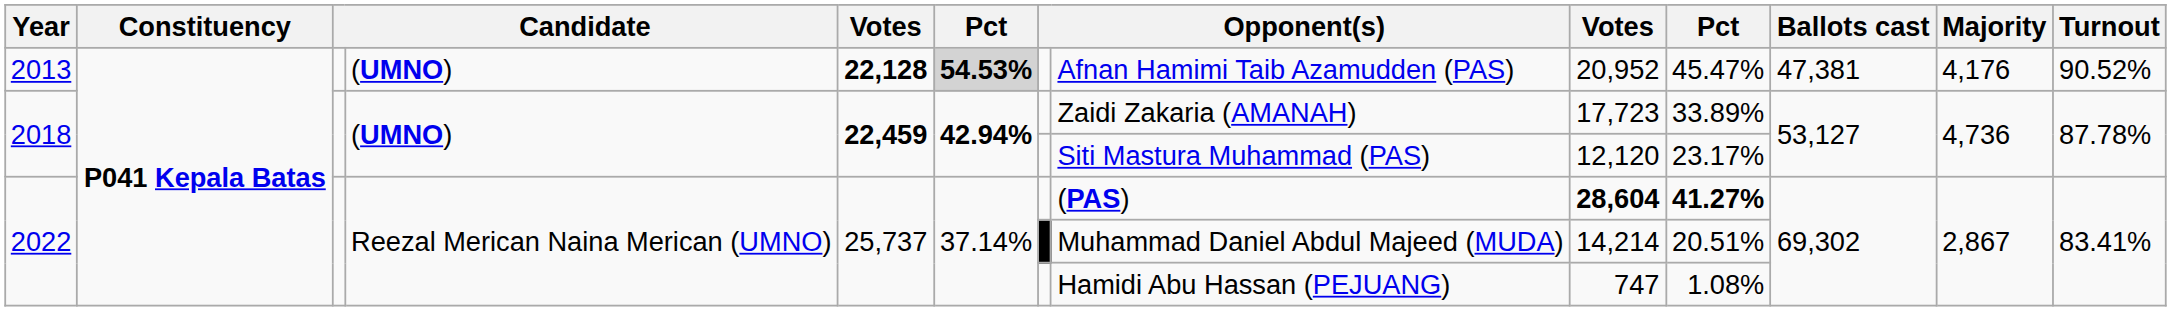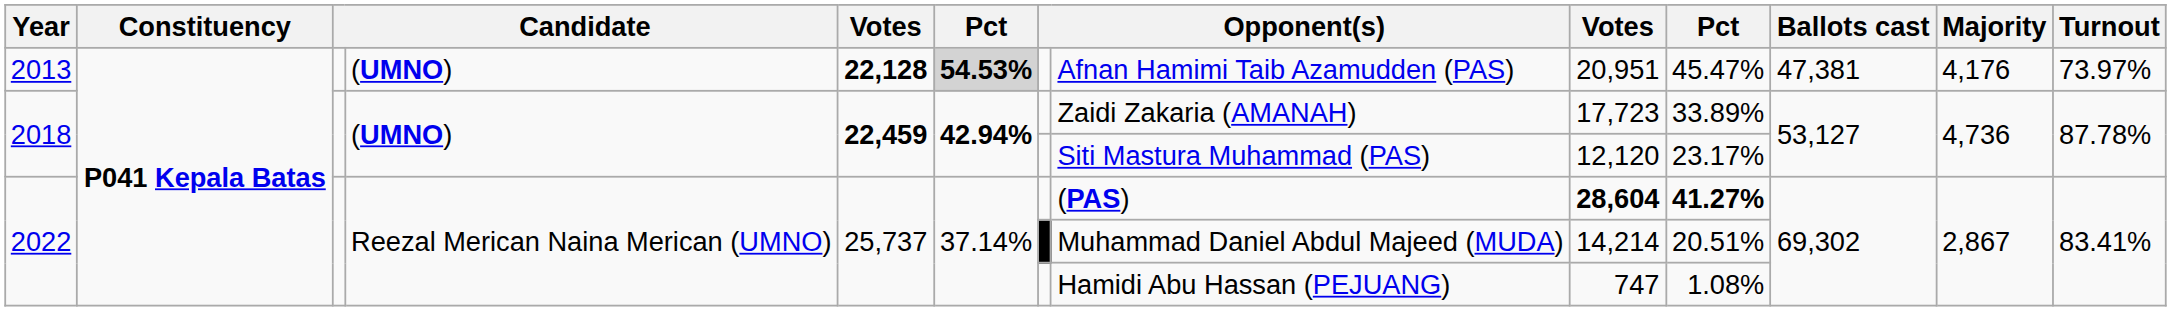(1618, 70) 20,952 -> (1618, 70) 20,951
(2105, 70) 90.52% -> (2105, 70) 73.97%
